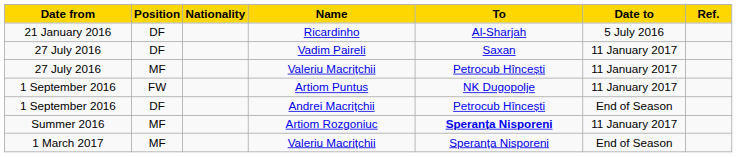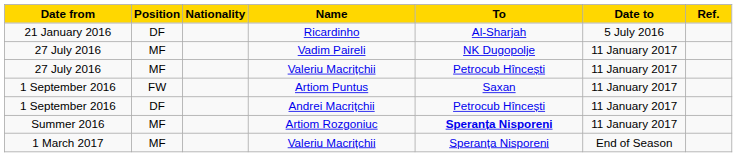(157, 51) DF -> (157, 51) MF
(499, 51) Saxan -> (499, 51) NK Dugopolje
(499, 88) NK Dugopolje -> (499, 88) Saxan
(634, 106) End of Season -> (634, 106) 11 January 2017
